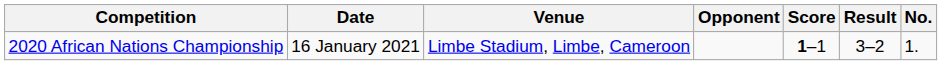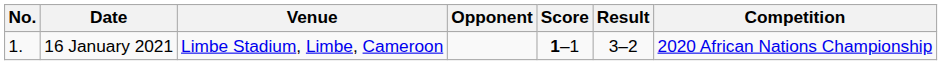columns swapped: (918, 18) <-> (146, 18)
